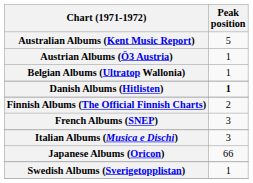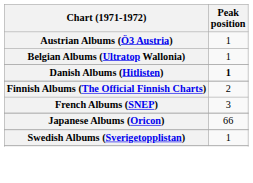- row: (106, 40)
- row: (106, 137)
